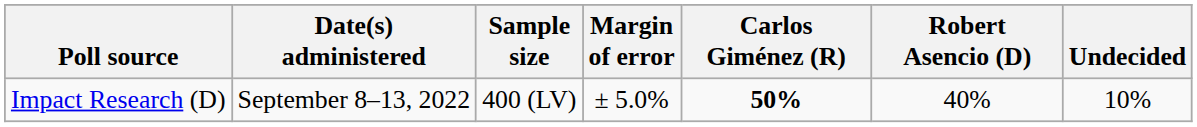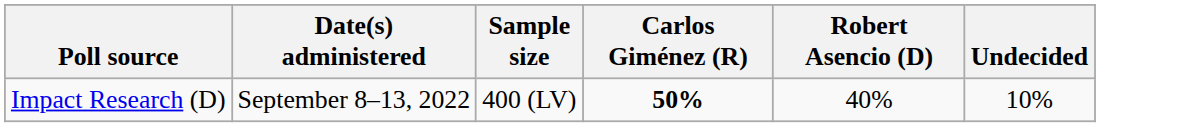- column: (632, 41)
